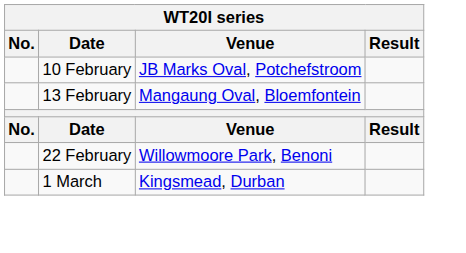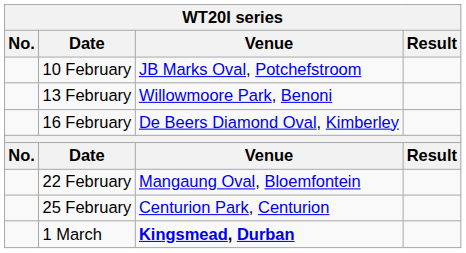(250, 95) Mangaung Oval, Bloemfontein -> (236, 95) Willowmoore Park, Benoni
+ row: (87, 122)
(236, 155) Willowmoore Park, Benoni -> (250, 181) Mangaung Oval, Bloemfontein
+ row: (87, 208)
(212, 181) normal -> (217, 234) bold
